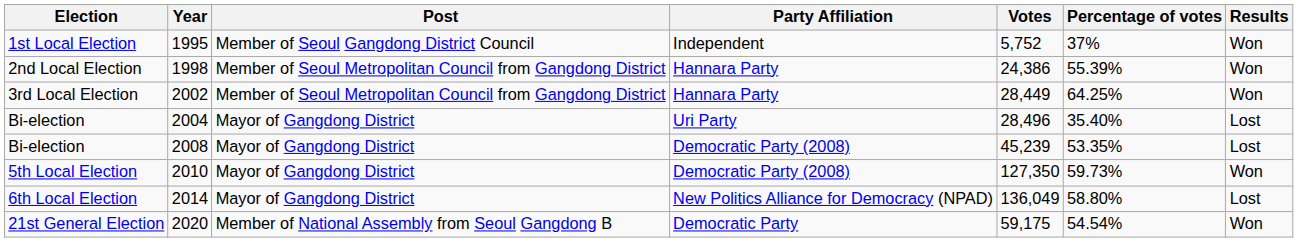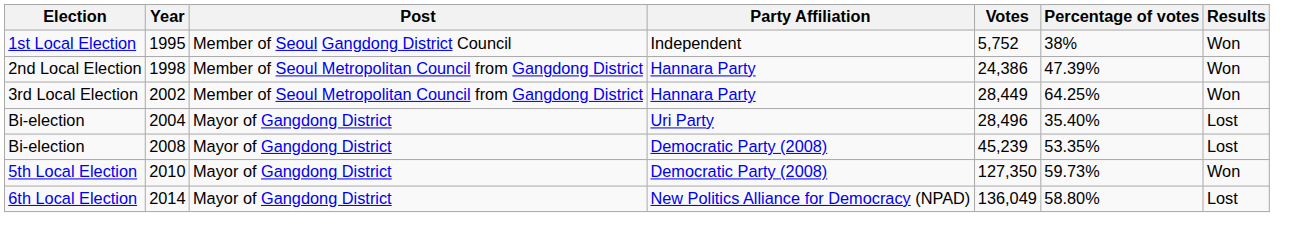(1083, 43) 37% -> (1061, 43) 38%
(1095, 69) 55.39% -> (1072, 69) 47.39%
- row: (190, 224)
